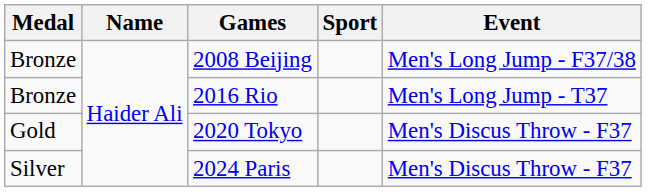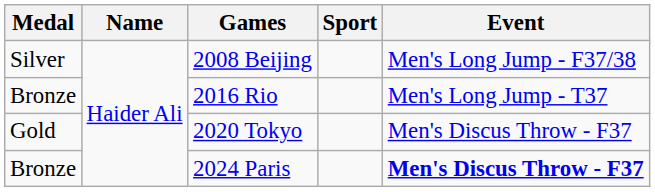(43, 58) Bronze -> (37, 58) Silver
(37, 167) Silver -> (43, 167) Bronze
(510, 167) normal -> (516, 167) bold
